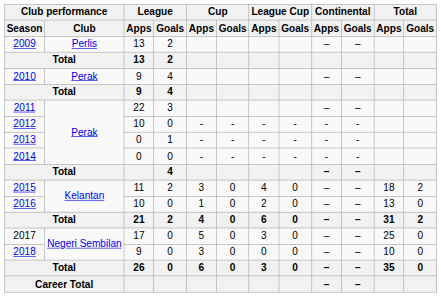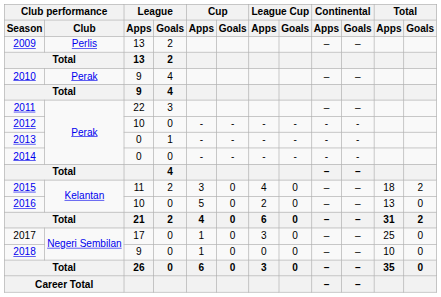(201, 204) 1 -> (201, 204) 5
(201, 236) 5 -> (201, 236) 1
(201, 252) 3 -> (201, 252) 1
